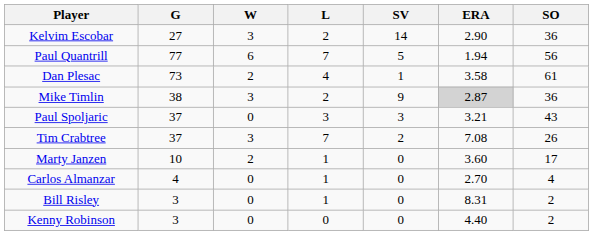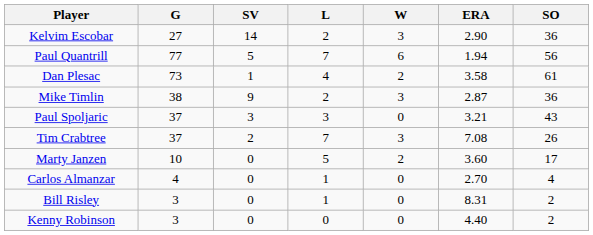columns swapped: (251, 14) <-> (401, 14)
(476, 96) lightgrey background -> (476, 96) no background
(326, 158) 1 -> (326, 158) 5
